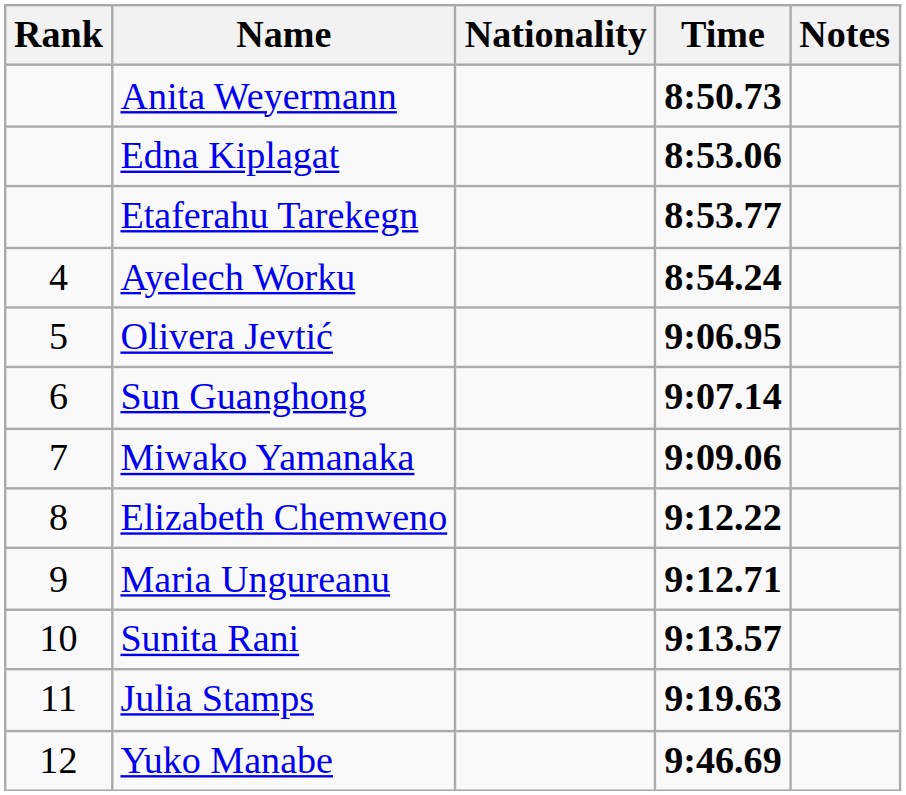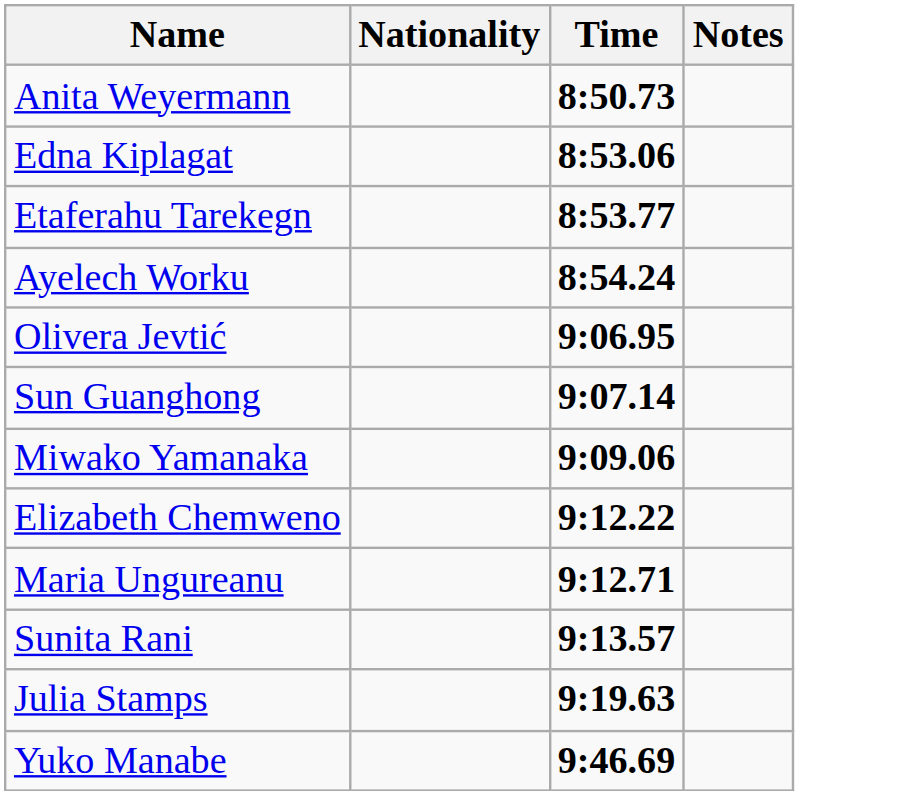- column: (58, 34)
